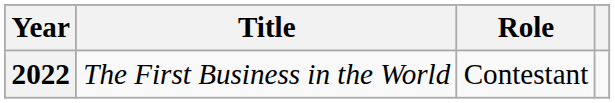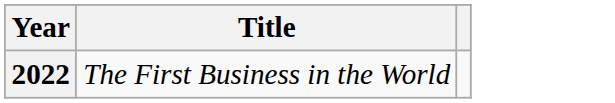- column: (526, 27)
